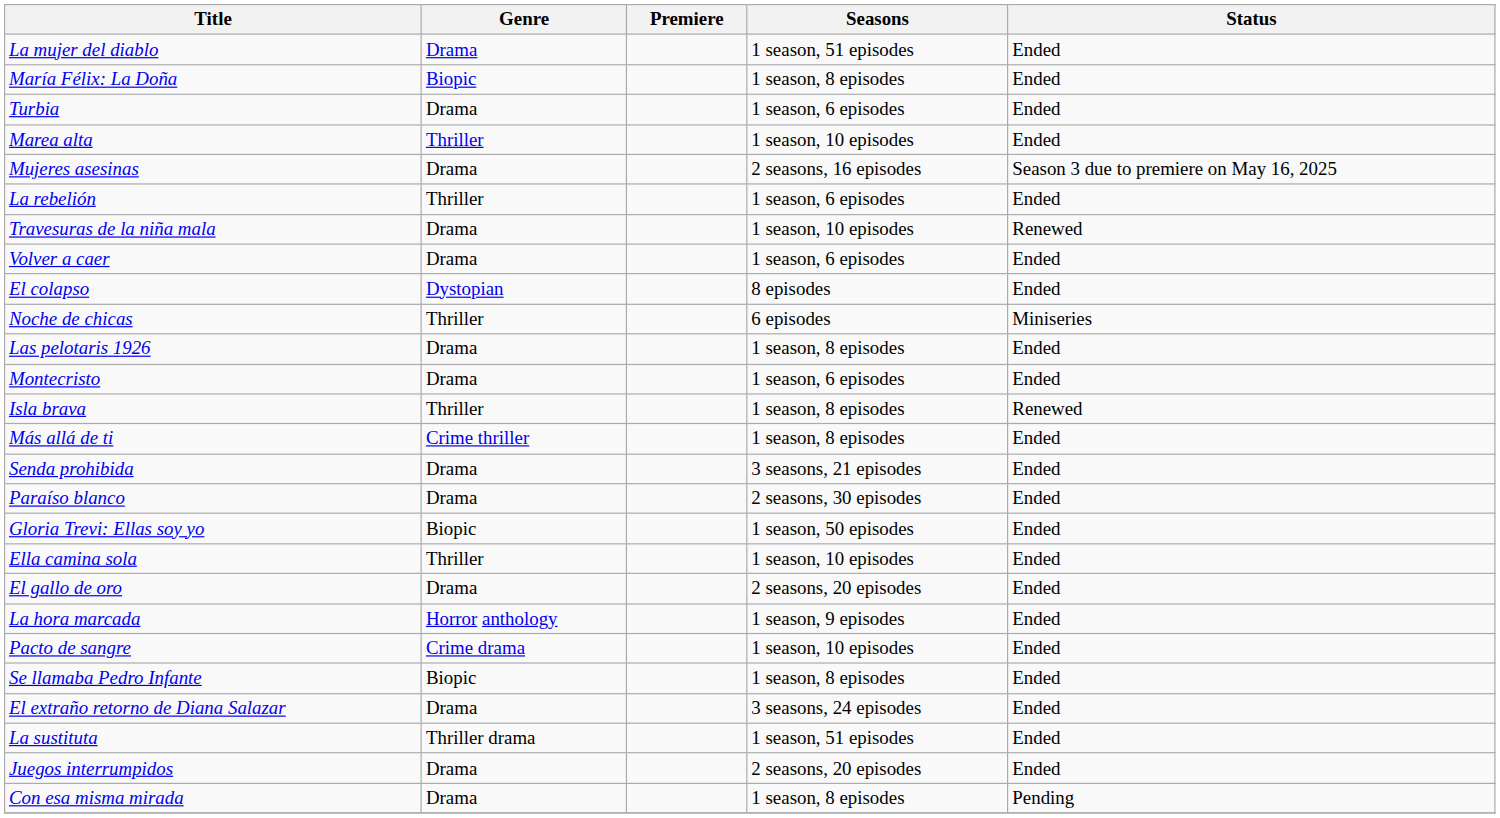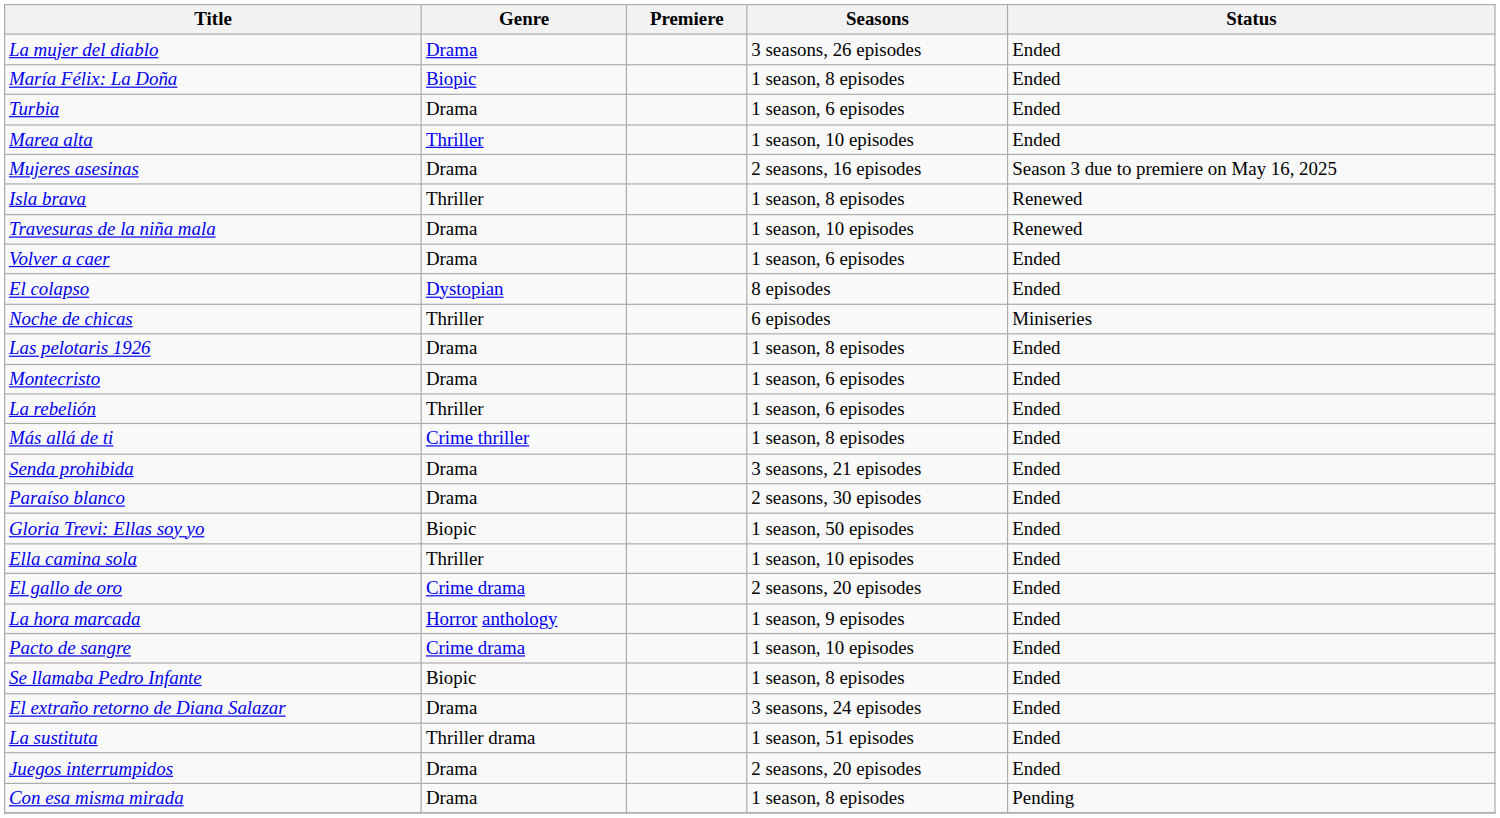(833, 49) 1 season, 51 episodes -> (836, 49) 3 seasons, 26 episodes
rows swapped: (52, 199) <-> (47, 408)
(452, 588) Drama -> (475, 588) Crime drama
